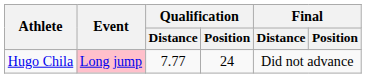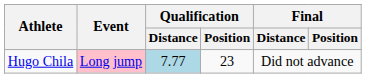(173, 61) no background -> (173, 61) lightblue background
(227, 61) 24 -> (227, 61) 23
